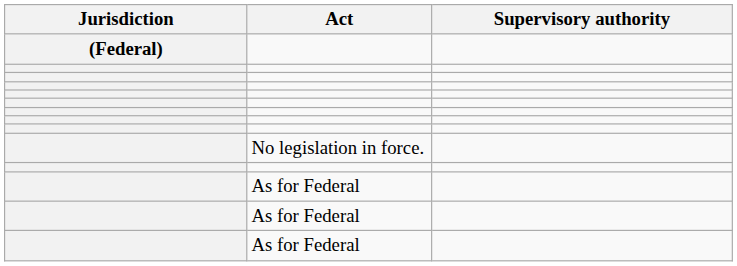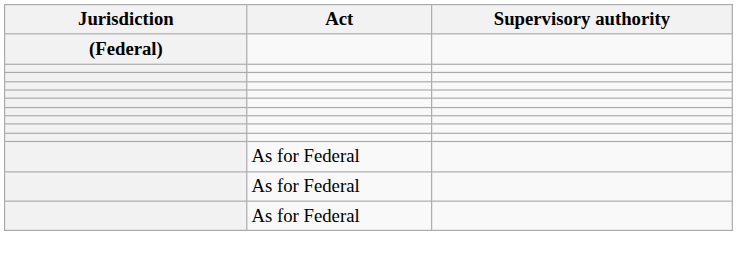- row: (126, 148)
